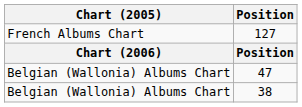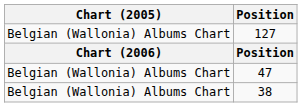(76, 34) French Albums Chart -> (119, 34) Belgian (Wallonia) Albums Chart
